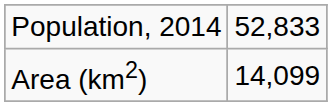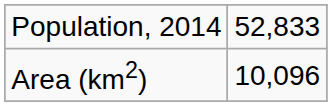(277, 74) 14,099 -> (277, 74) 10,096
